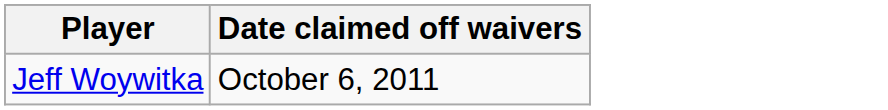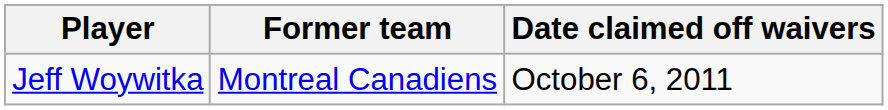+ column: (357, 29)
